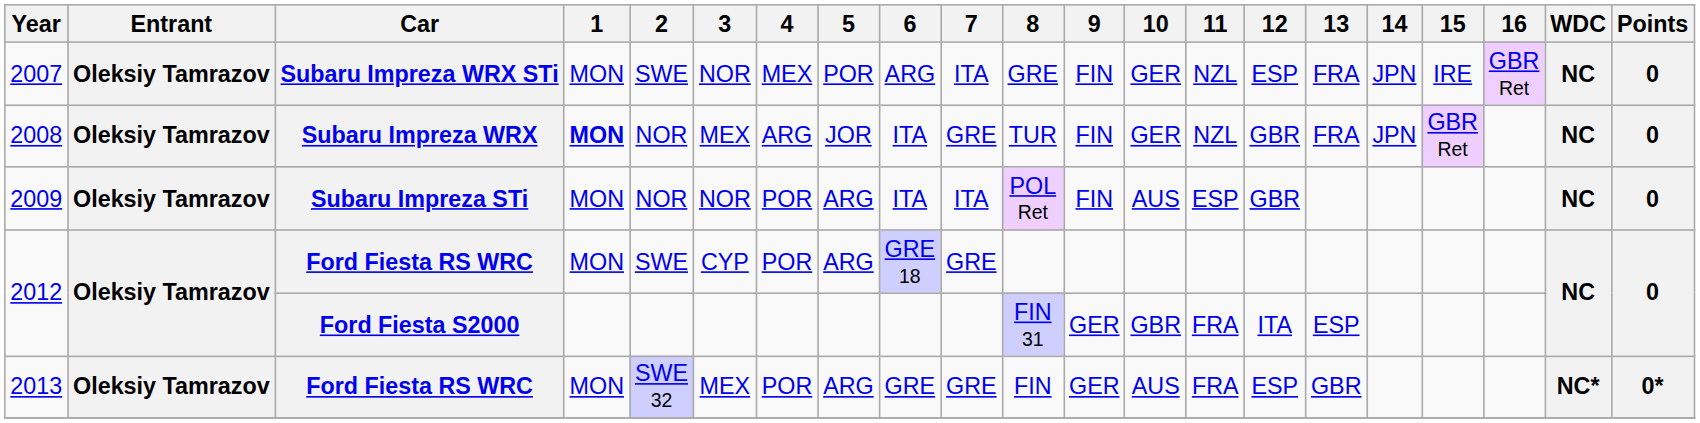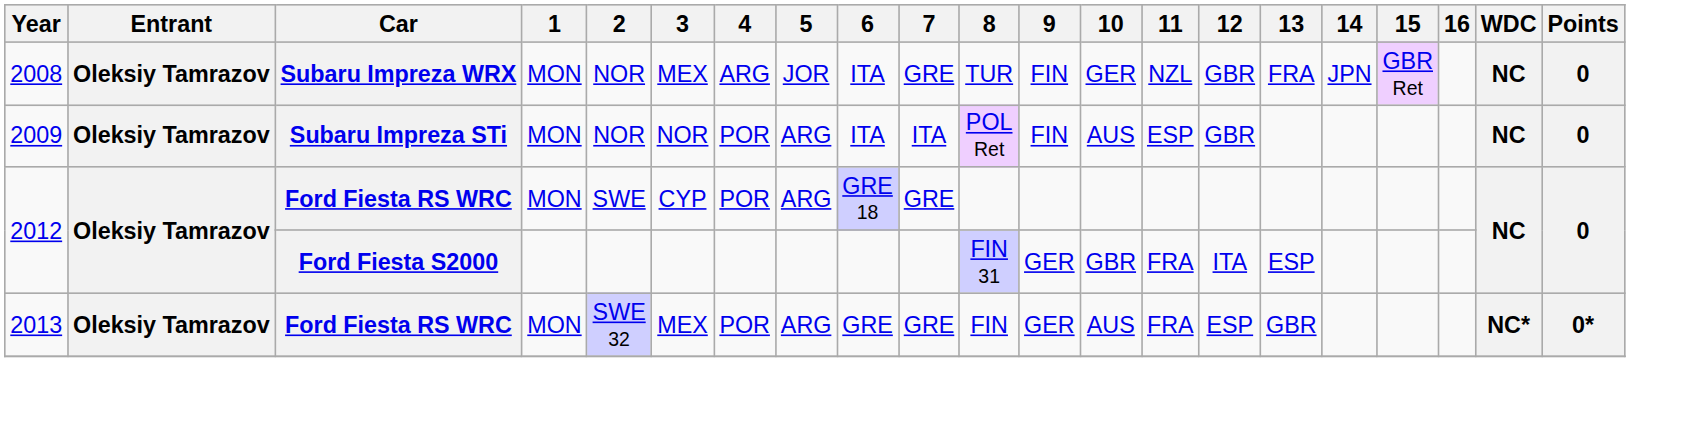- row: (36, 73)
(597, 136) bold -> (554, 73) normal
